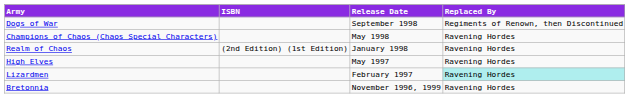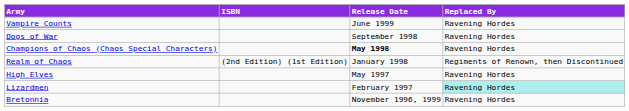+ row: (39, 23)
(534, 23) Regiments of Renown, then Discontinued -> (480, 36) Ravening Hordes
(370, 36) normal -> (370, 49) bold
(480, 49) Ravening Hordes -> (534, 62) Regiments of Renown, then Discontinued
